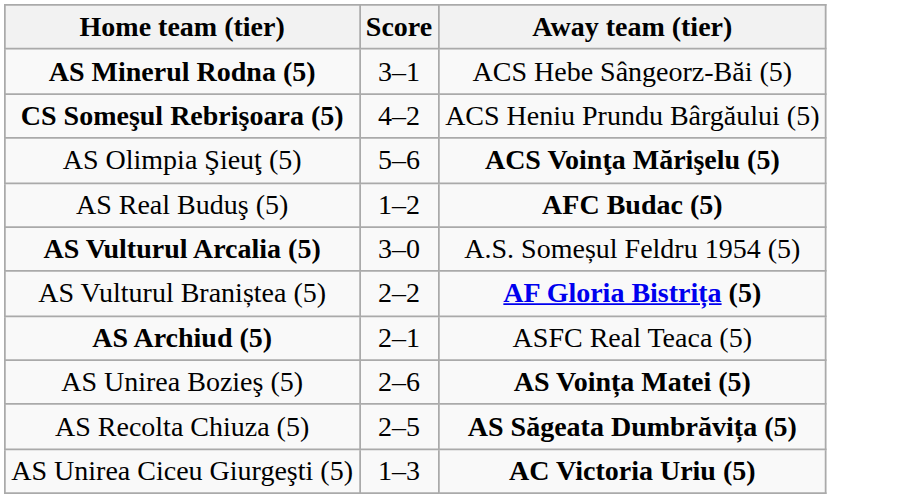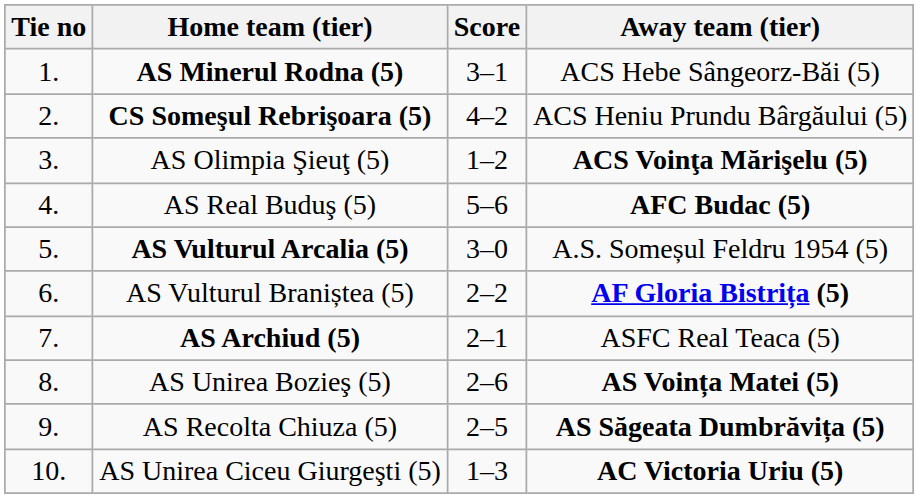+ column: (49, 26)
(399, 159) 5–6 -> (487, 159) 1–2
(399, 204) 1–2 -> (487, 204) 5–6
